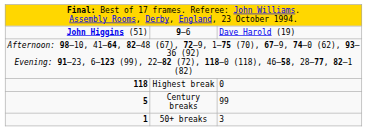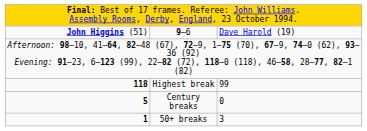(222, 85) 0 -> (224, 85) 99
(224, 102) 99 -> (222, 102) 0
